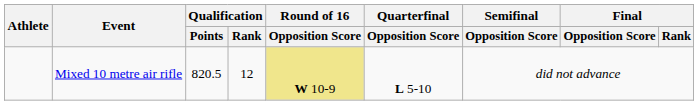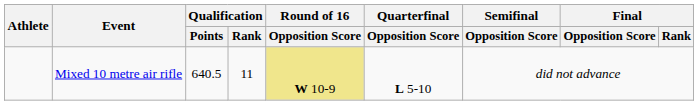(207, 73) 820.5 -> (207, 73) 640.5
(247, 73) 12 -> (247, 73) 11
